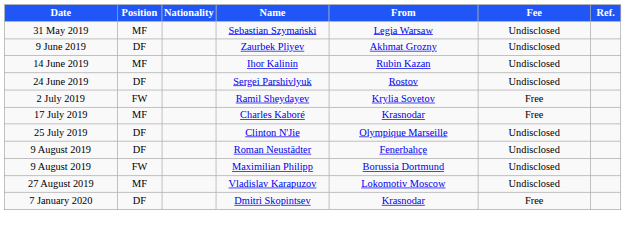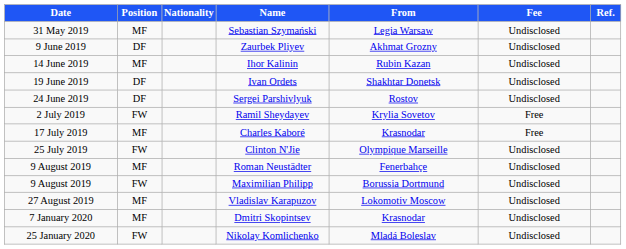+ row: (272, 81)
(139, 133) DF -> (139, 150) FW
(139, 150) DF -> (139, 167) MF
(139, 201) DF -> (139, 218) MF
(534, 201) Free -> (534, 218) Undisclosed
+ row: (272, 235)
